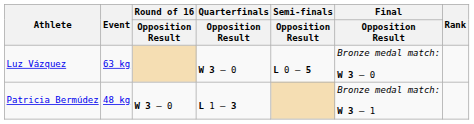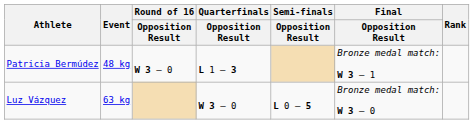rows swapped: (53, 100) <-> (36, 63)
